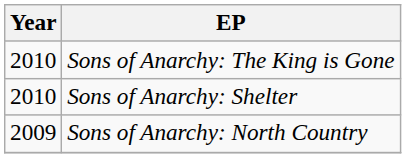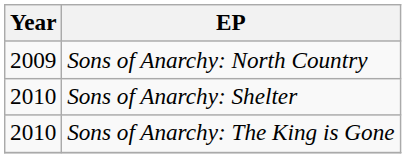rows swapped: (217, 133) <-> (231, 59)
